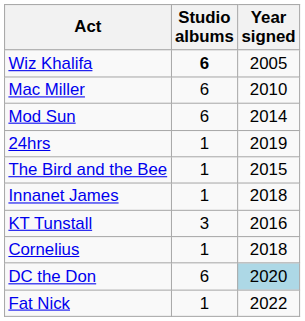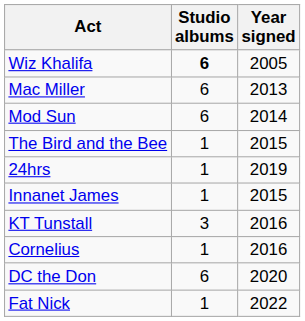(269, 90) 2010 -> (269, 90) 2013
rows swapped: (88, 169) <-> (29, 143)
(269, 196) 2018 -> (269, 196) 2015
(269, 249) 2018 -> (269, 249) 2016
(269, 276) lightblue background -> (269, 276) no background
